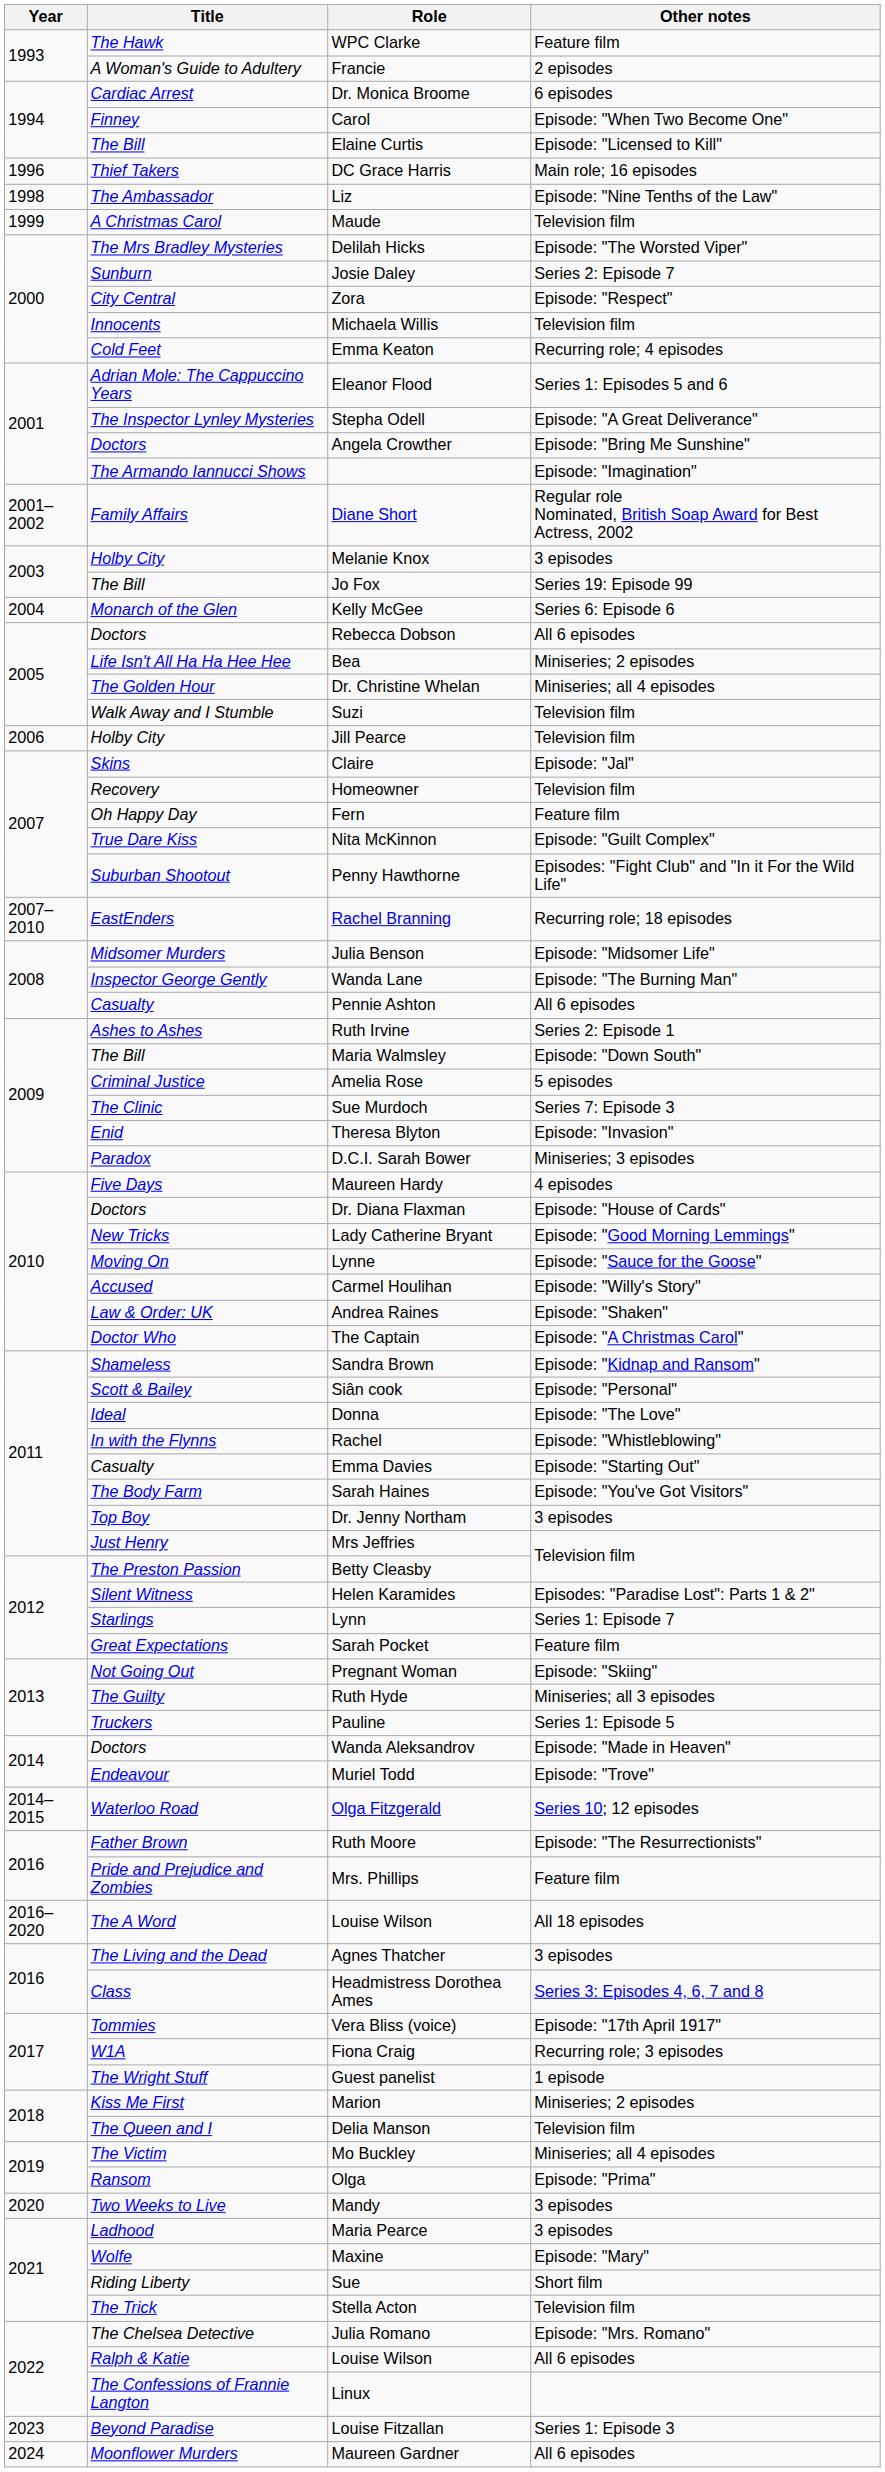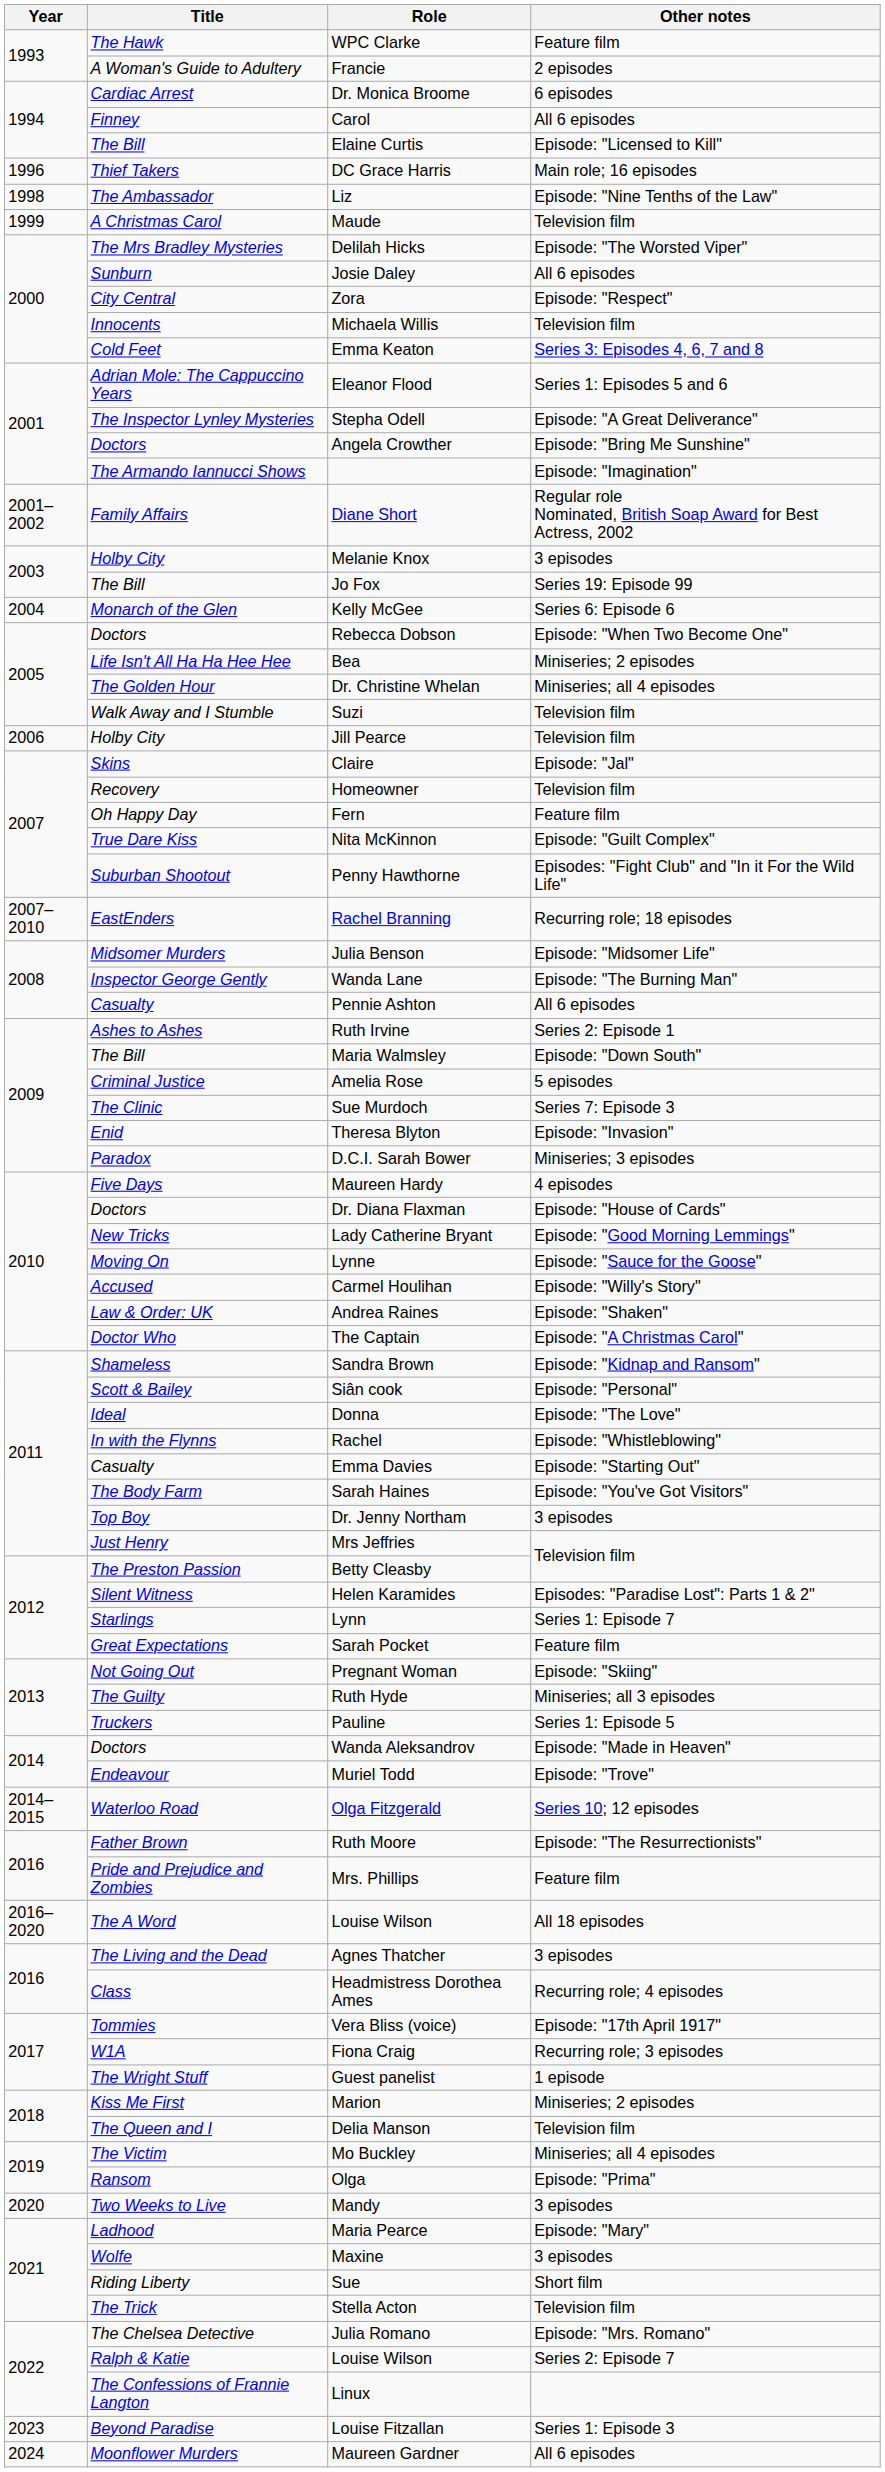(661, 119) Episode: "When Two Become One" -> (585, 119) All 6 episodes
(604, 273) Series 2: Episode 7 -> (585, 273) All 6 episodes
(629, 350) Recurring role; 4 episodes -> (649, 350) Series 3: Episodes 4, 6, 7 and 8
(585, 635) All 6 episodes -> (661, 635) Episode: "When Two Become One"
(649, 1991) Series 3: Episodes 4, 6, 7 and 8 -> (629, 1991) Recurring role; 4 episodes
(573, 2231) 3 episodes -> (592, 2231) Episode: "Mary"
(592, 2256) Episode: "Mary" -> (573, 2256) 3 episodes
(585, 2359) All 6 episodes -> (604, 2359) Series 2: Episode 7
